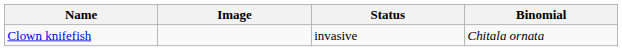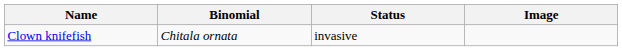columns swapped: (541, 14) <-> (234, 14)
